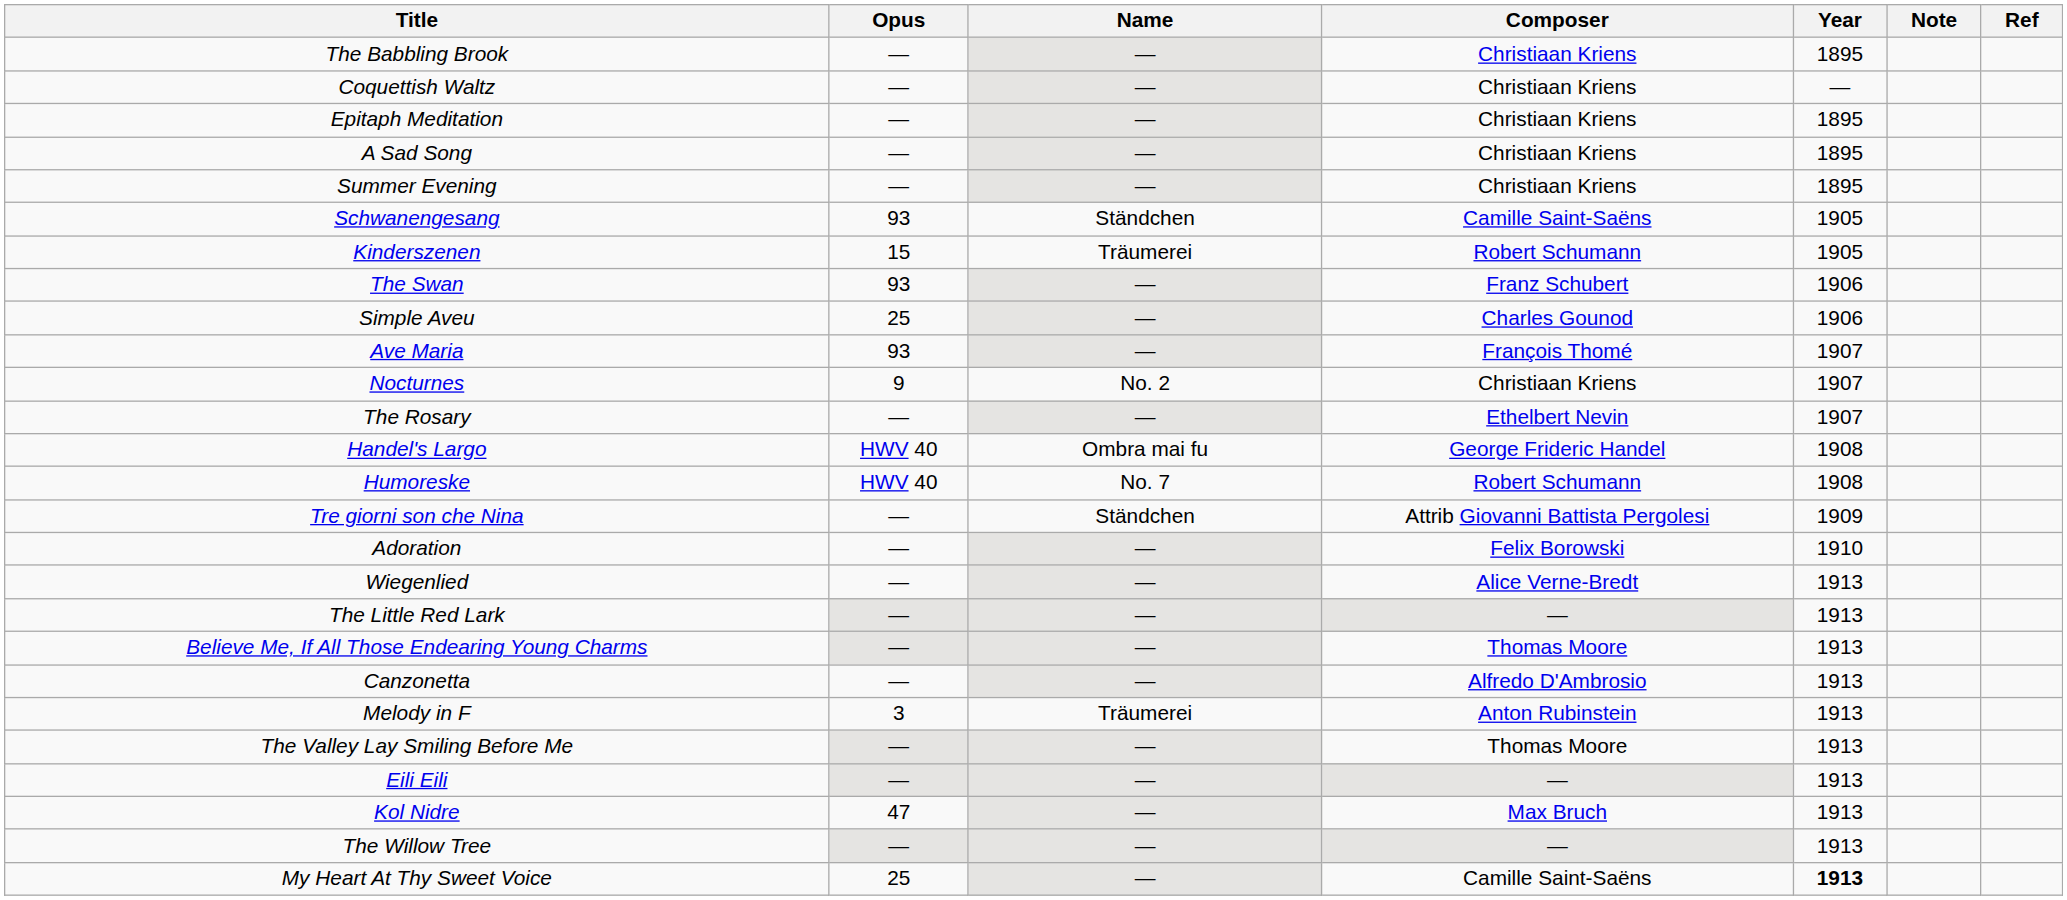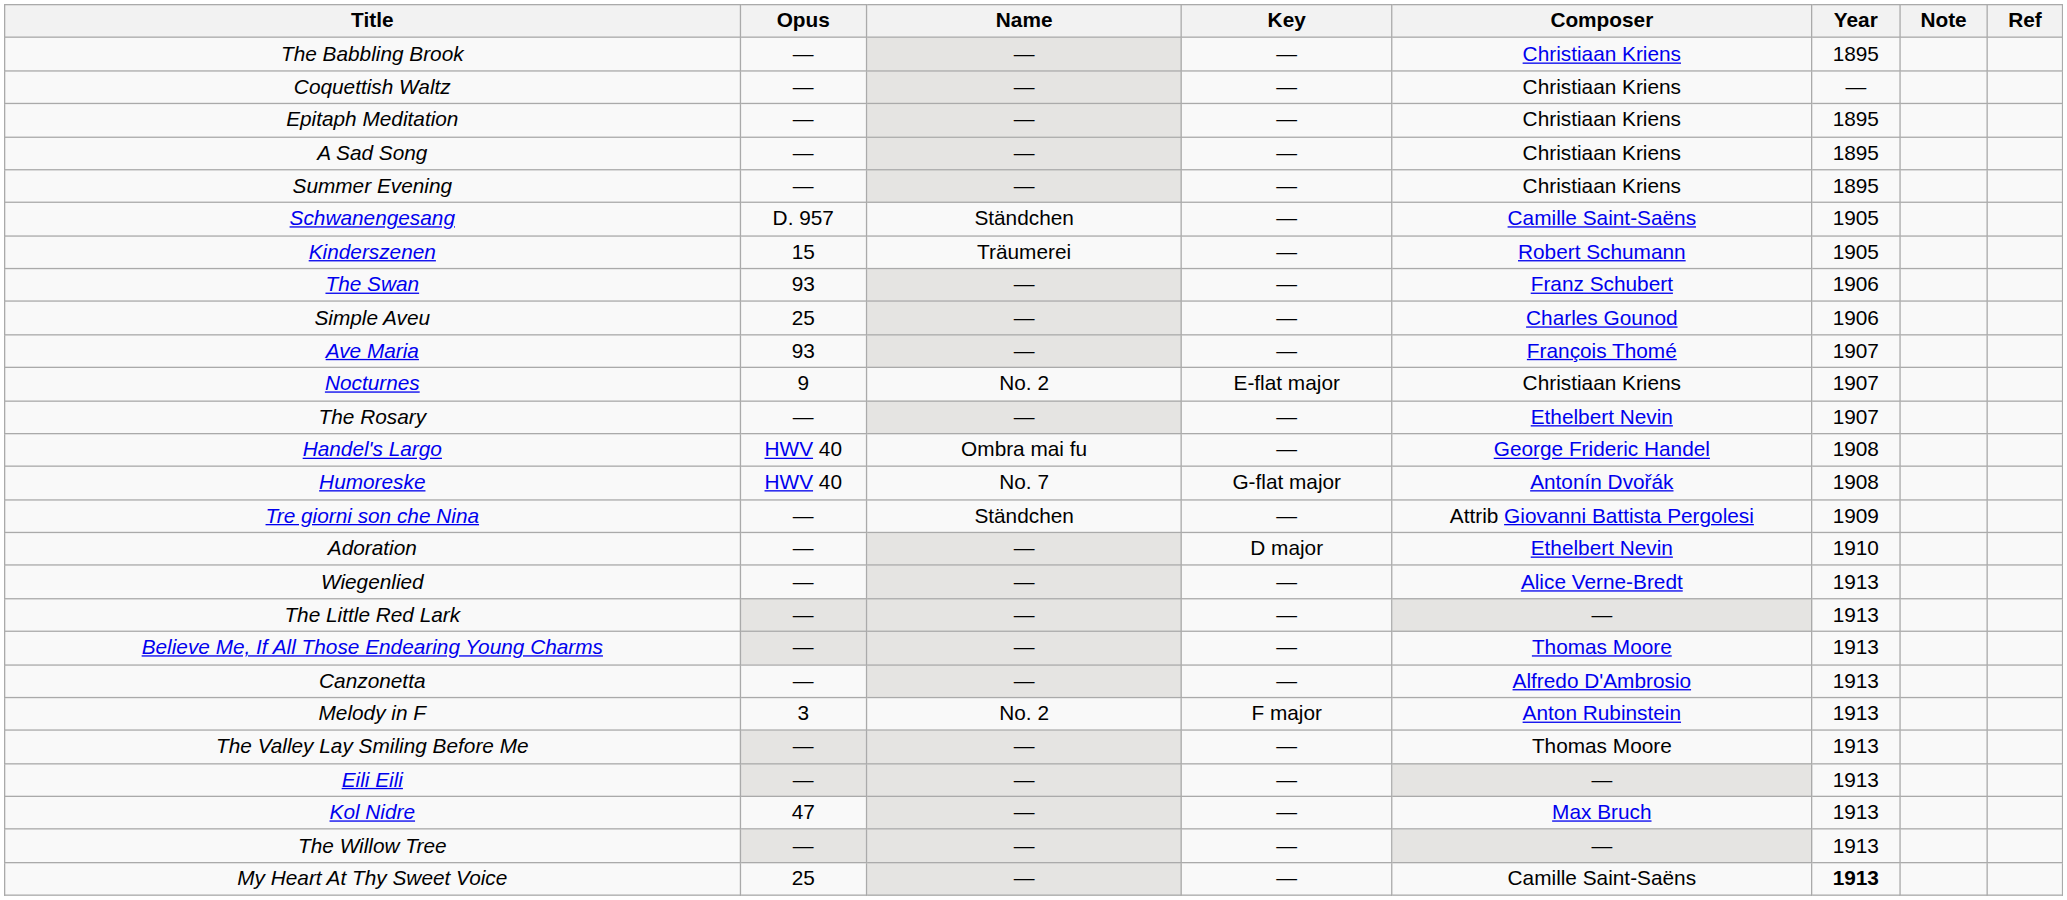+ column: (1287, 20)
(899, 218) 93 -> (803, 218) D. 957
(1557, 482) Robert Schumann -> (1602, 482) Antonín Dvořák
(1557, 548) Felix Borowski -> (1602, 548) Ethelbert Nevin
(1145, 713) Träumerei -> (1024, 713) No. 2
